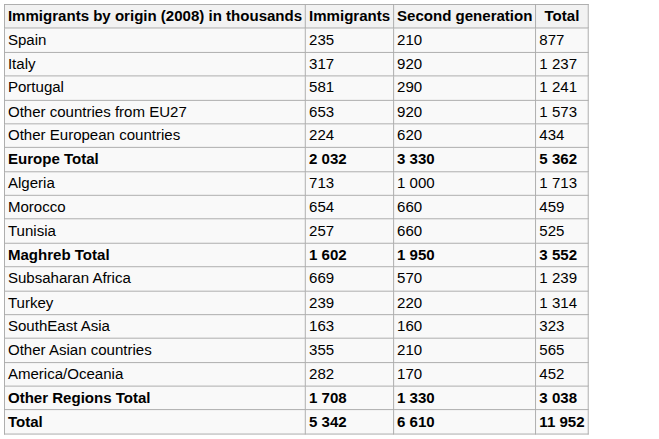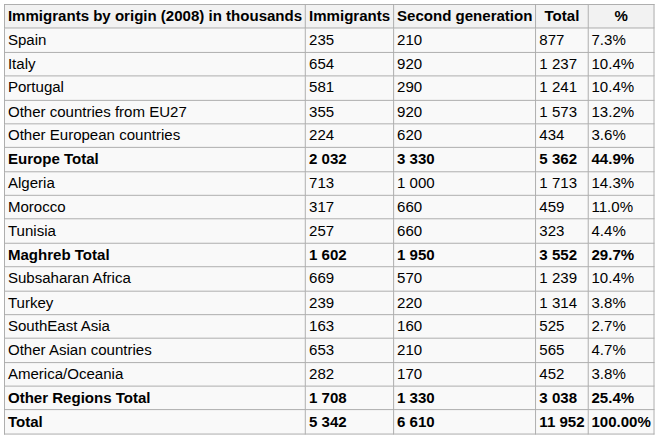+ column: (621, 16)
(322, 64) 317 -> (322, 64) 654
(322, 111) 653 -> (322, 111) 355
(322, 207) 654 -> (322, 207) 317
(552, 231) 525 -> (552, 231) 323
(552, 326) 323 -> (552, 326) 525
(322, 350) 355 -> (322, 350) 653
